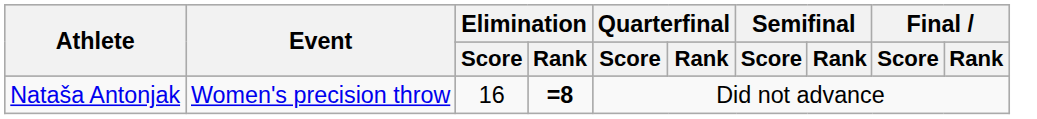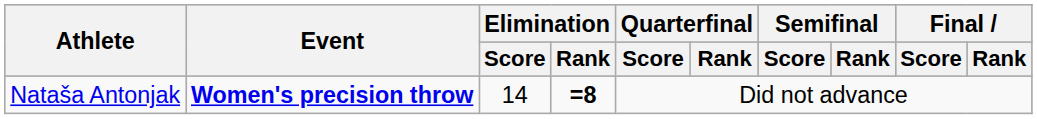(321, 95) normal -> (332, 95) bold
(492, 95) 16 -> (515, 95) 14
